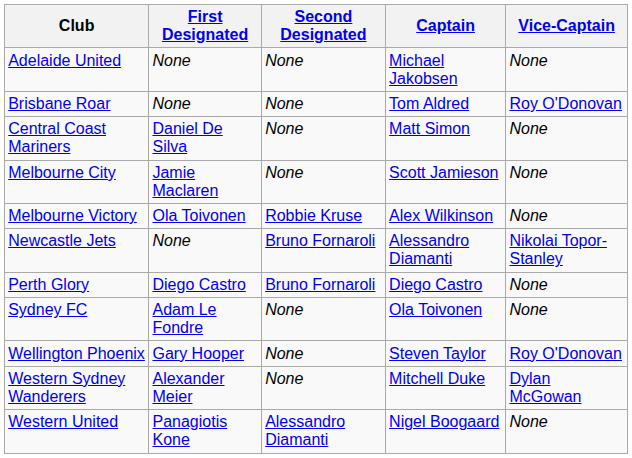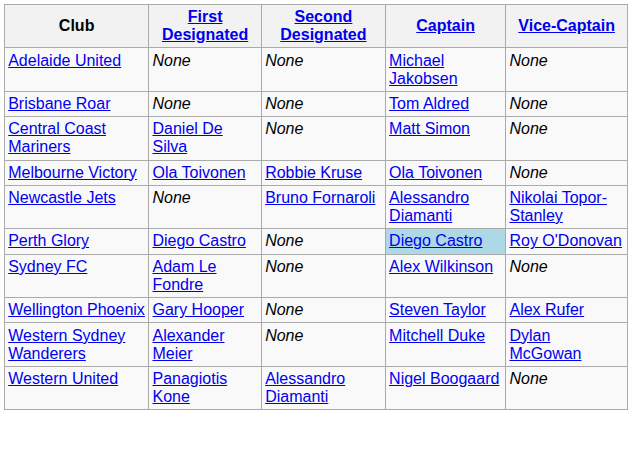(566, 103) Roy O'Donovan -> (529, 103) None
- row: (62, 172)
(441, 216) Alex Wilkinson -> (436, 172) Ola Toivonen
(320, 284) Bruno Fornaroli -> (284, 241) None
(436, 284) no background -> (436, 241) lightblue background
(529, 284) None -> (566, 241) Roy O'Donovan
(436, 310) Ola Toivonen -> (441, 266) Alex Wilkinson
(566, 353) Roy O'Donovan -> (547, 310) Alex Rufer
